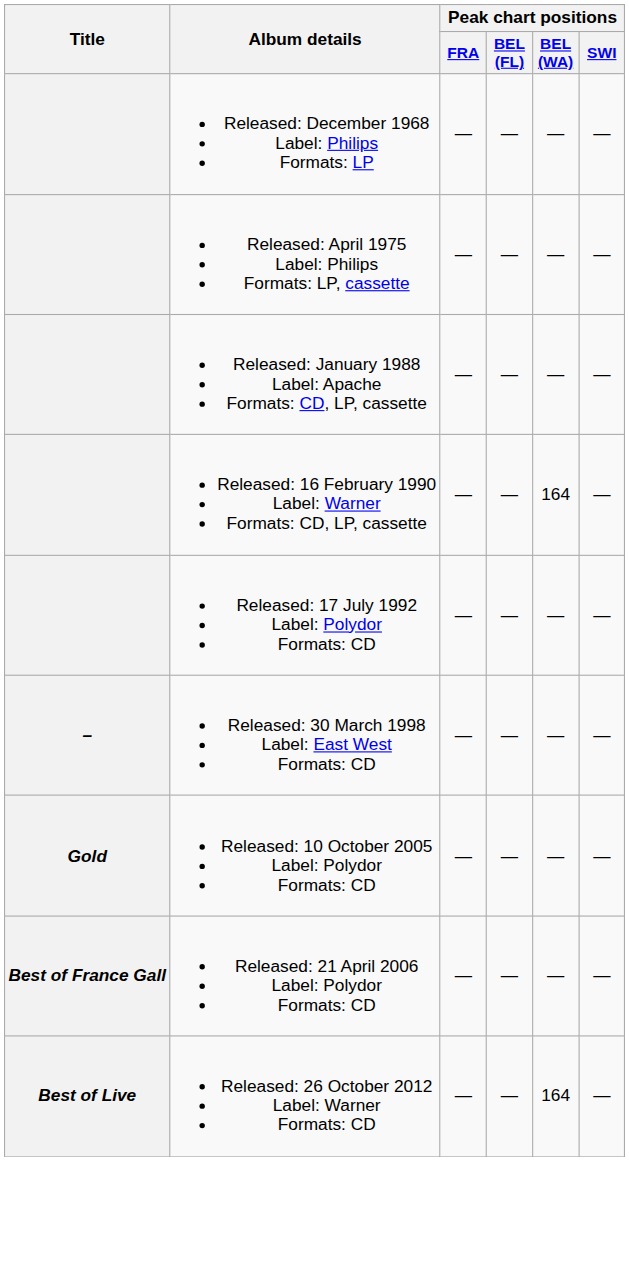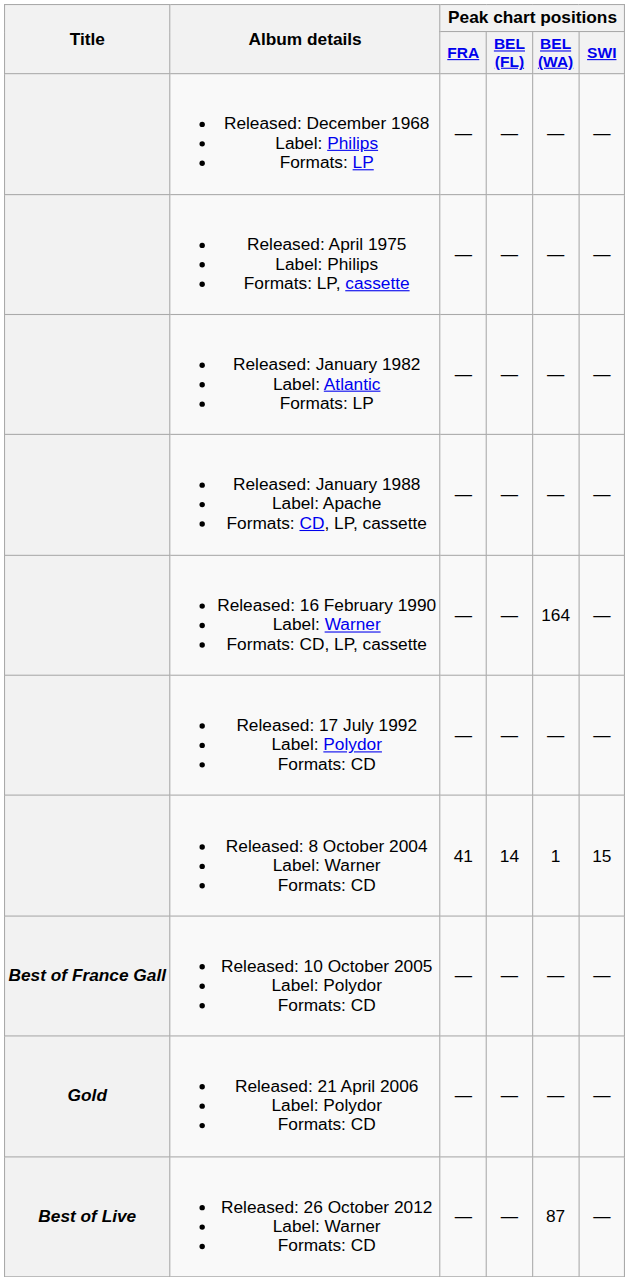+ row: (305, 384)
- row: (305, 745)
+ row: (305, 865)
(87, 855) Gold -> (87, 975) Best of France Gall
(87, 975) Best of France Gall -> (87, 1096) Gold
(556, 1096) 164 -> (556, 1216) 87
